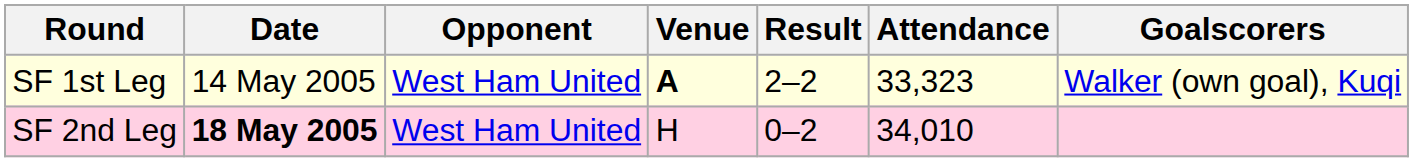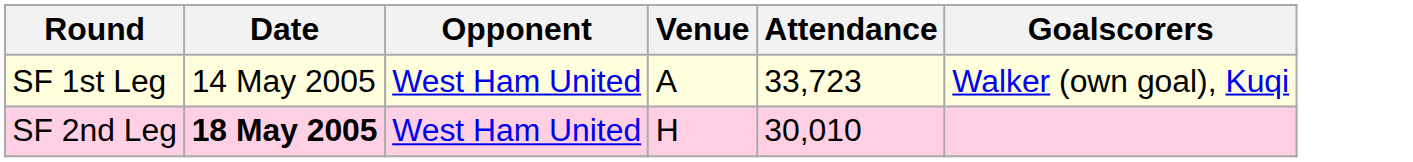- column: (813, 29)
(667, 80) bold -> (666, 80) normal
(925, 80) 33,323 -> (813, 80) 33,723
(925, 130) 34,010 -> (813, 130) 30,010
